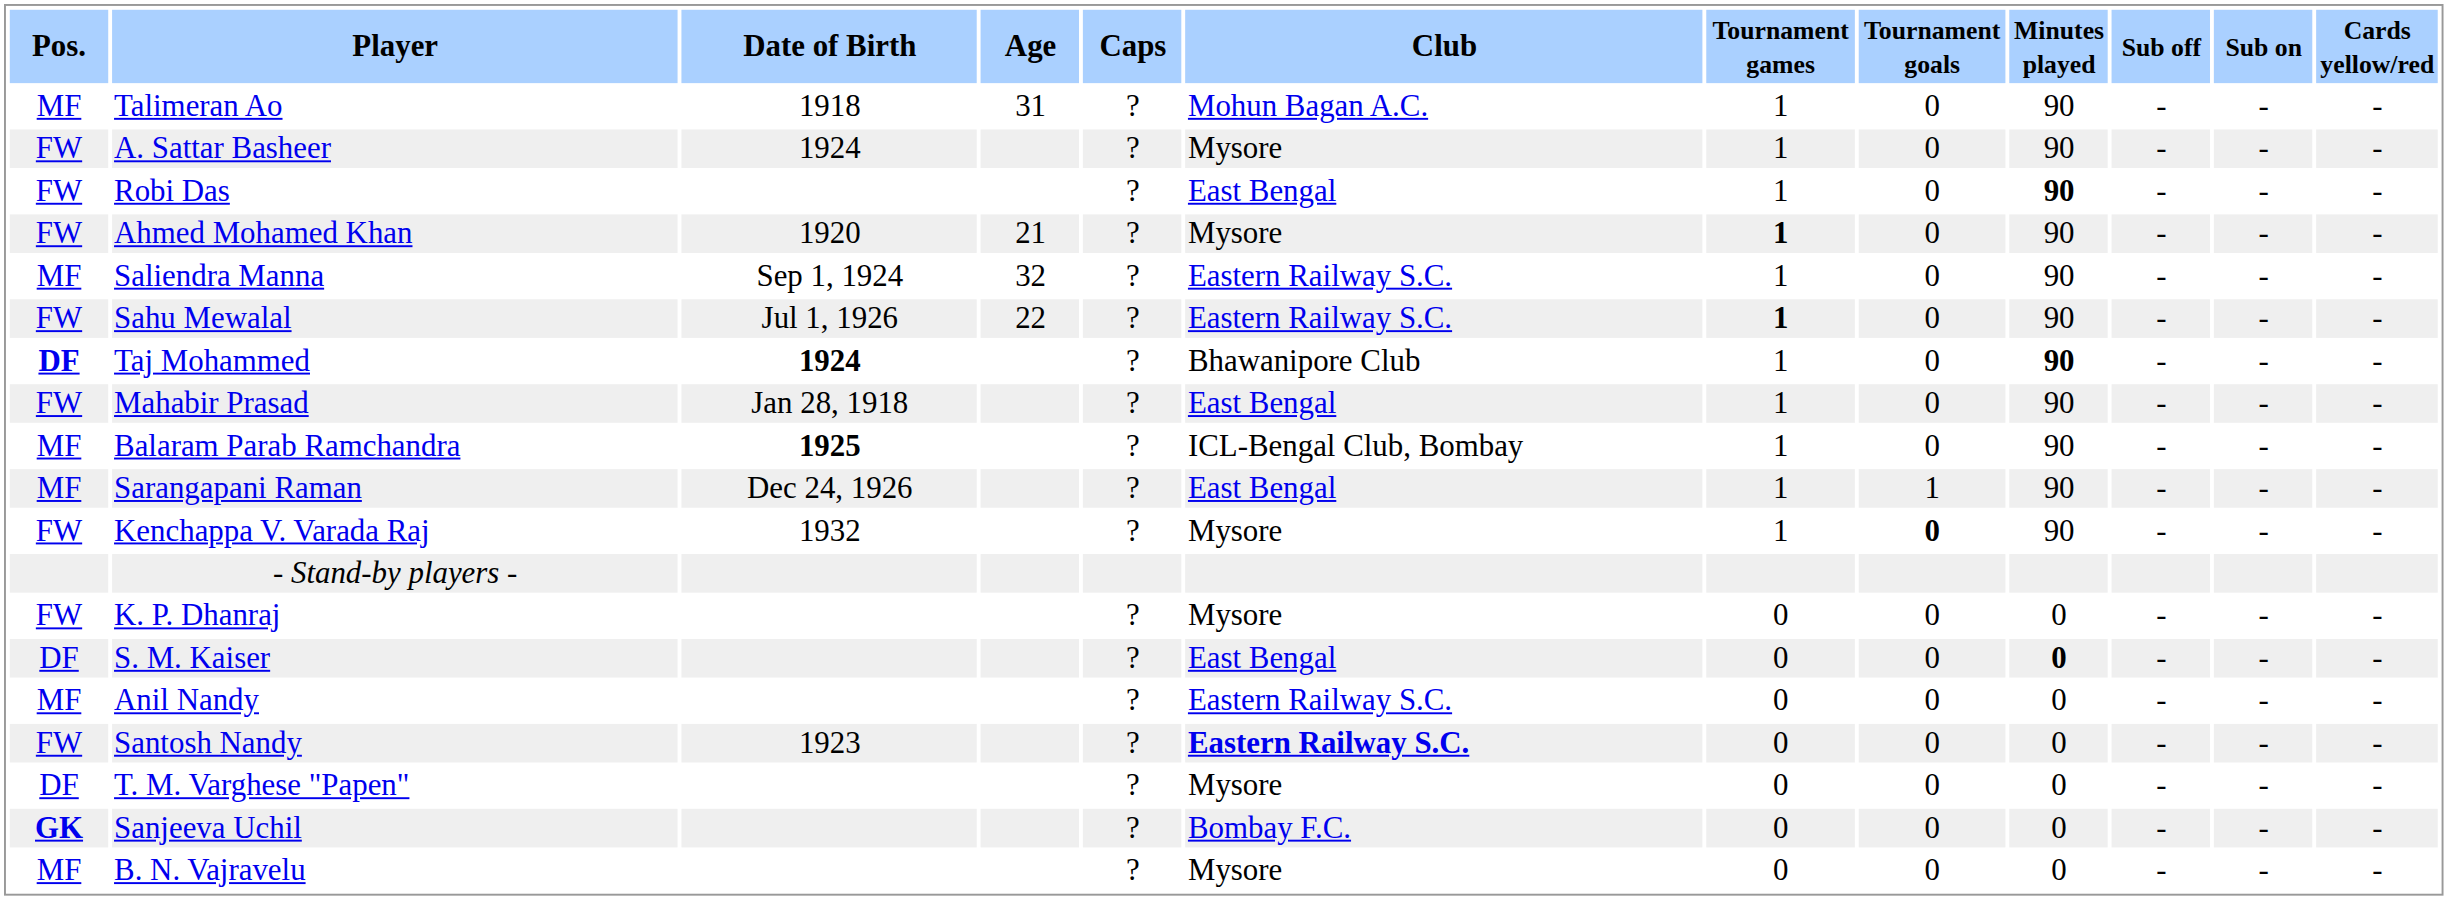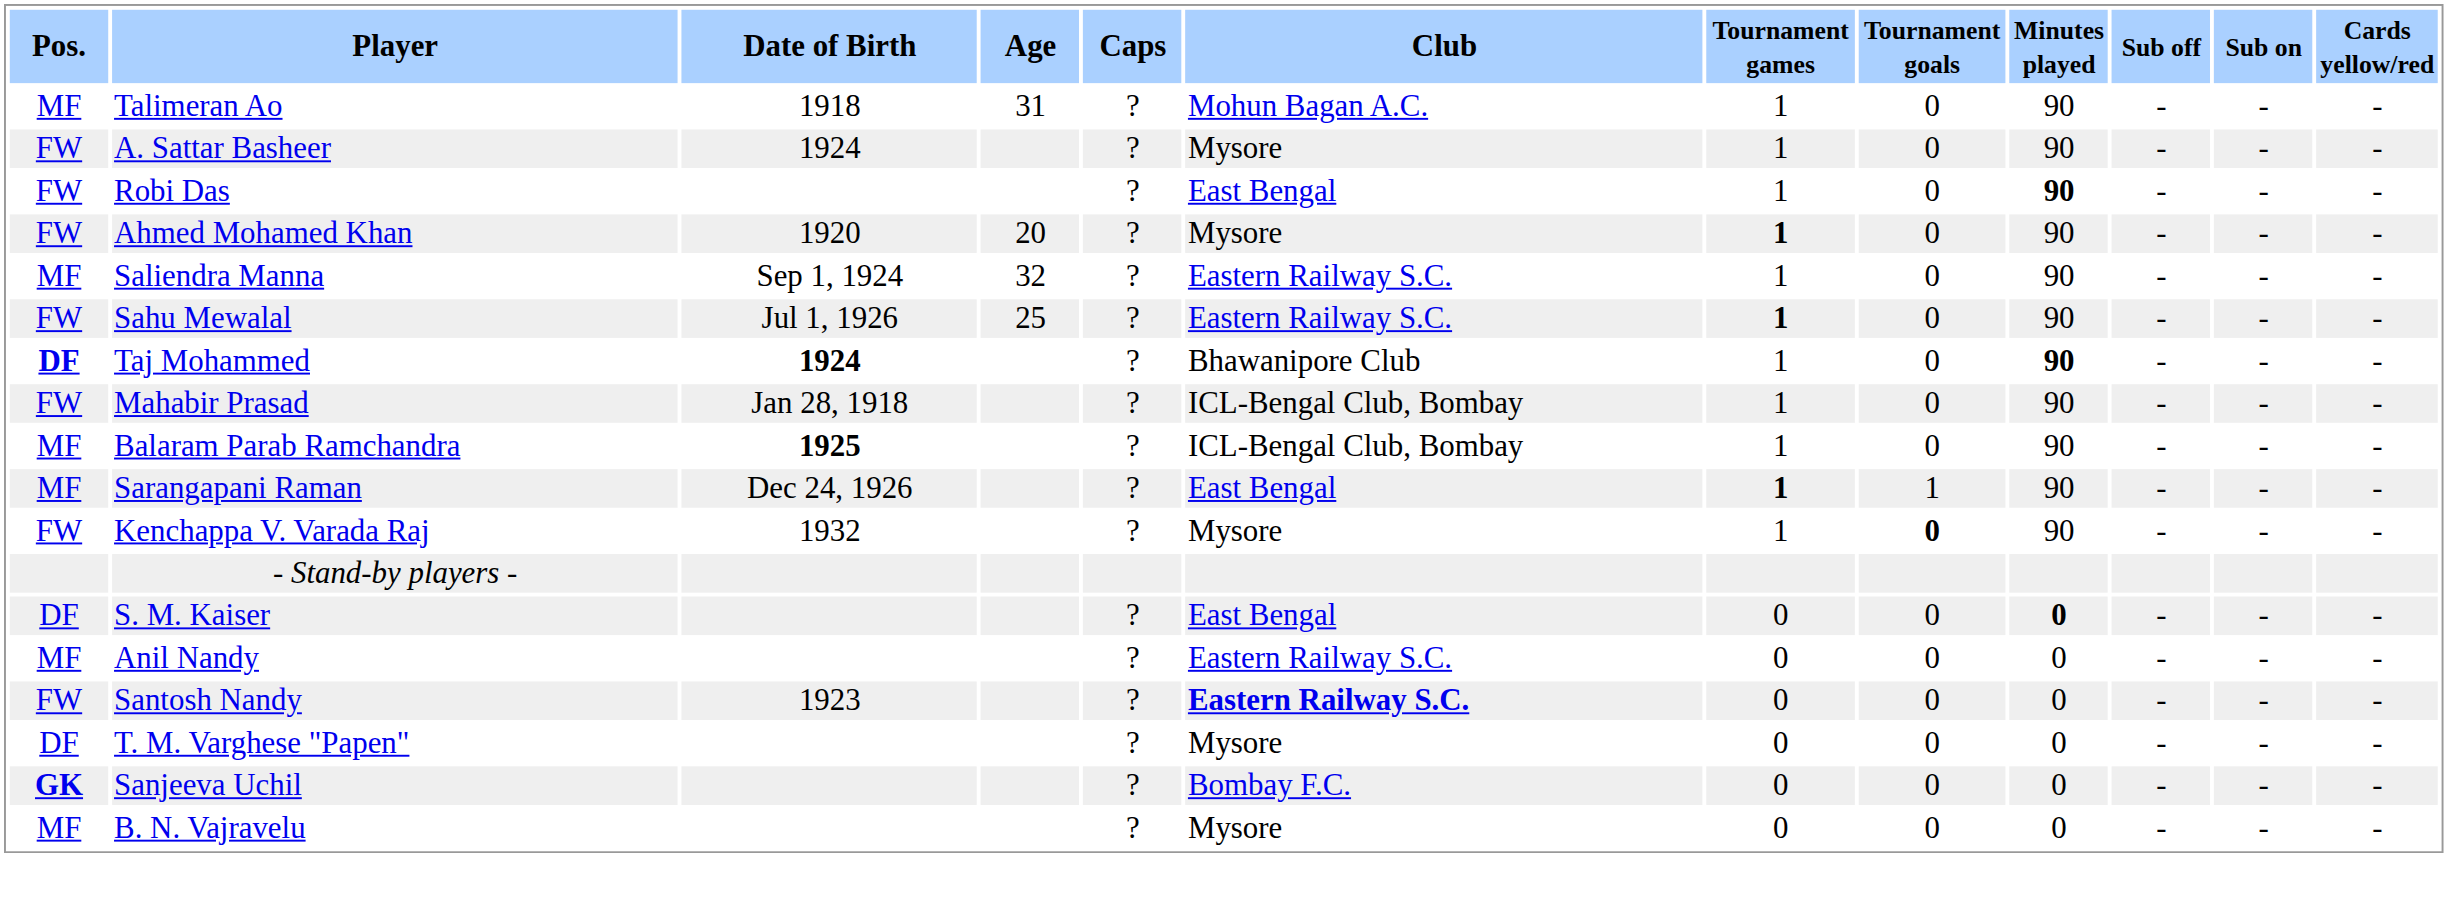(1031, 233) 21 -> (1031, 233) 20
(1031, 318) 22 -> (1031, 318) 25
(1262, 403) East Bengal -> (1356, 403) ICL-Bengal Club, Bombay
(1781, 487) normal -> (1781, 487) bold
- row: (197, 615)
